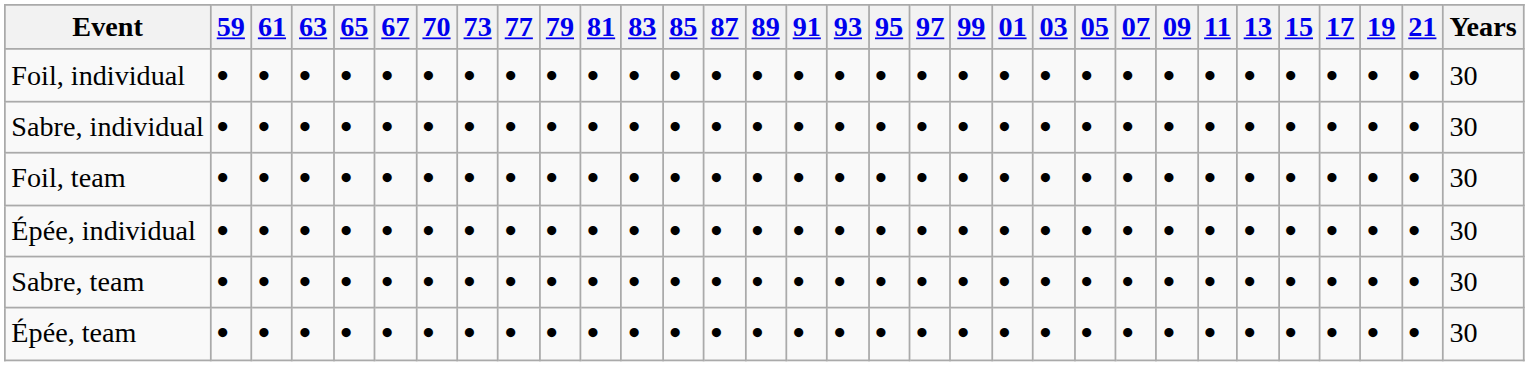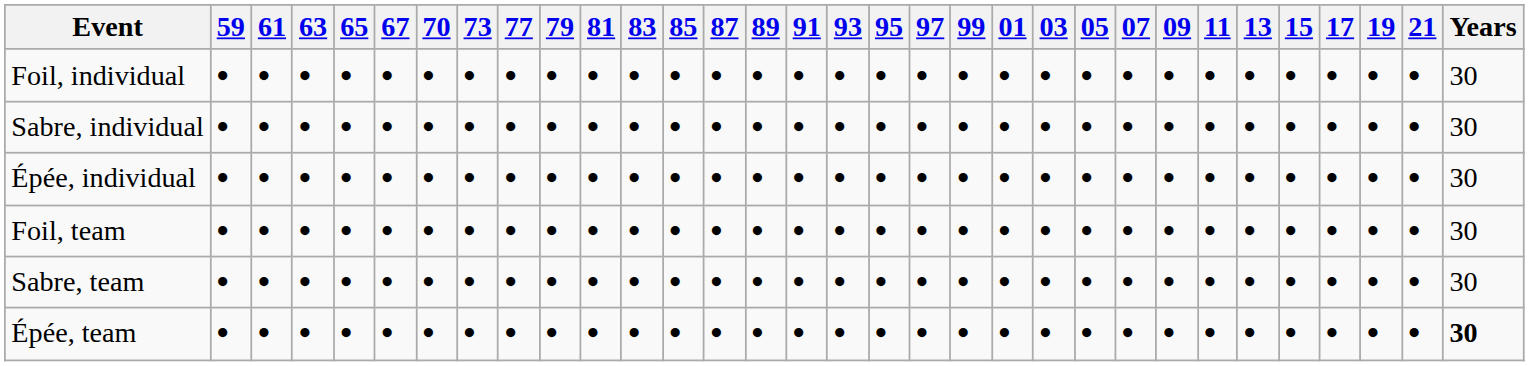rows swapped: (104, 230) <-> (68, 178)
(1463, 333) normal -> (1463, 333) bold
